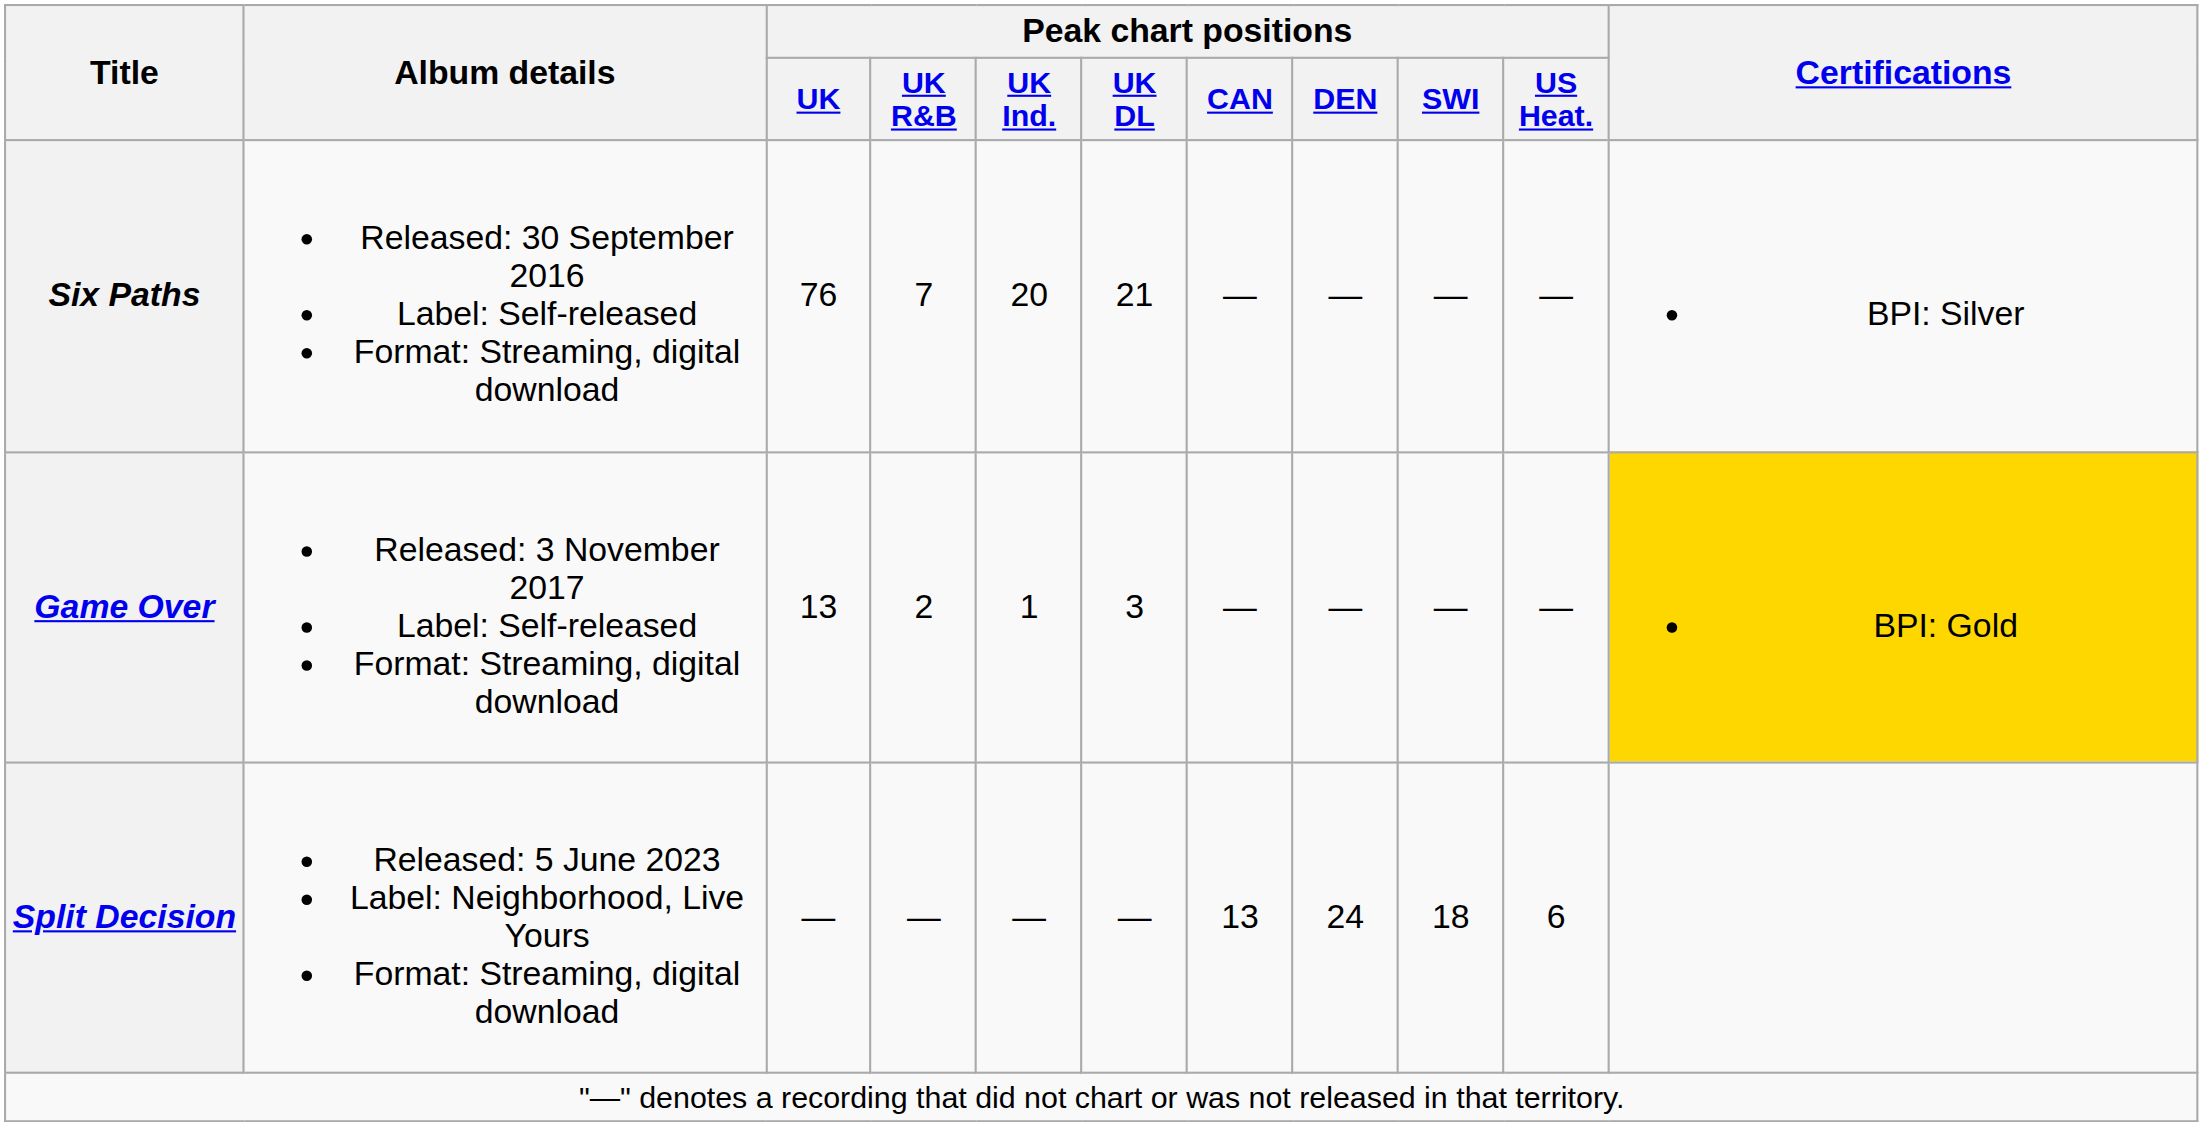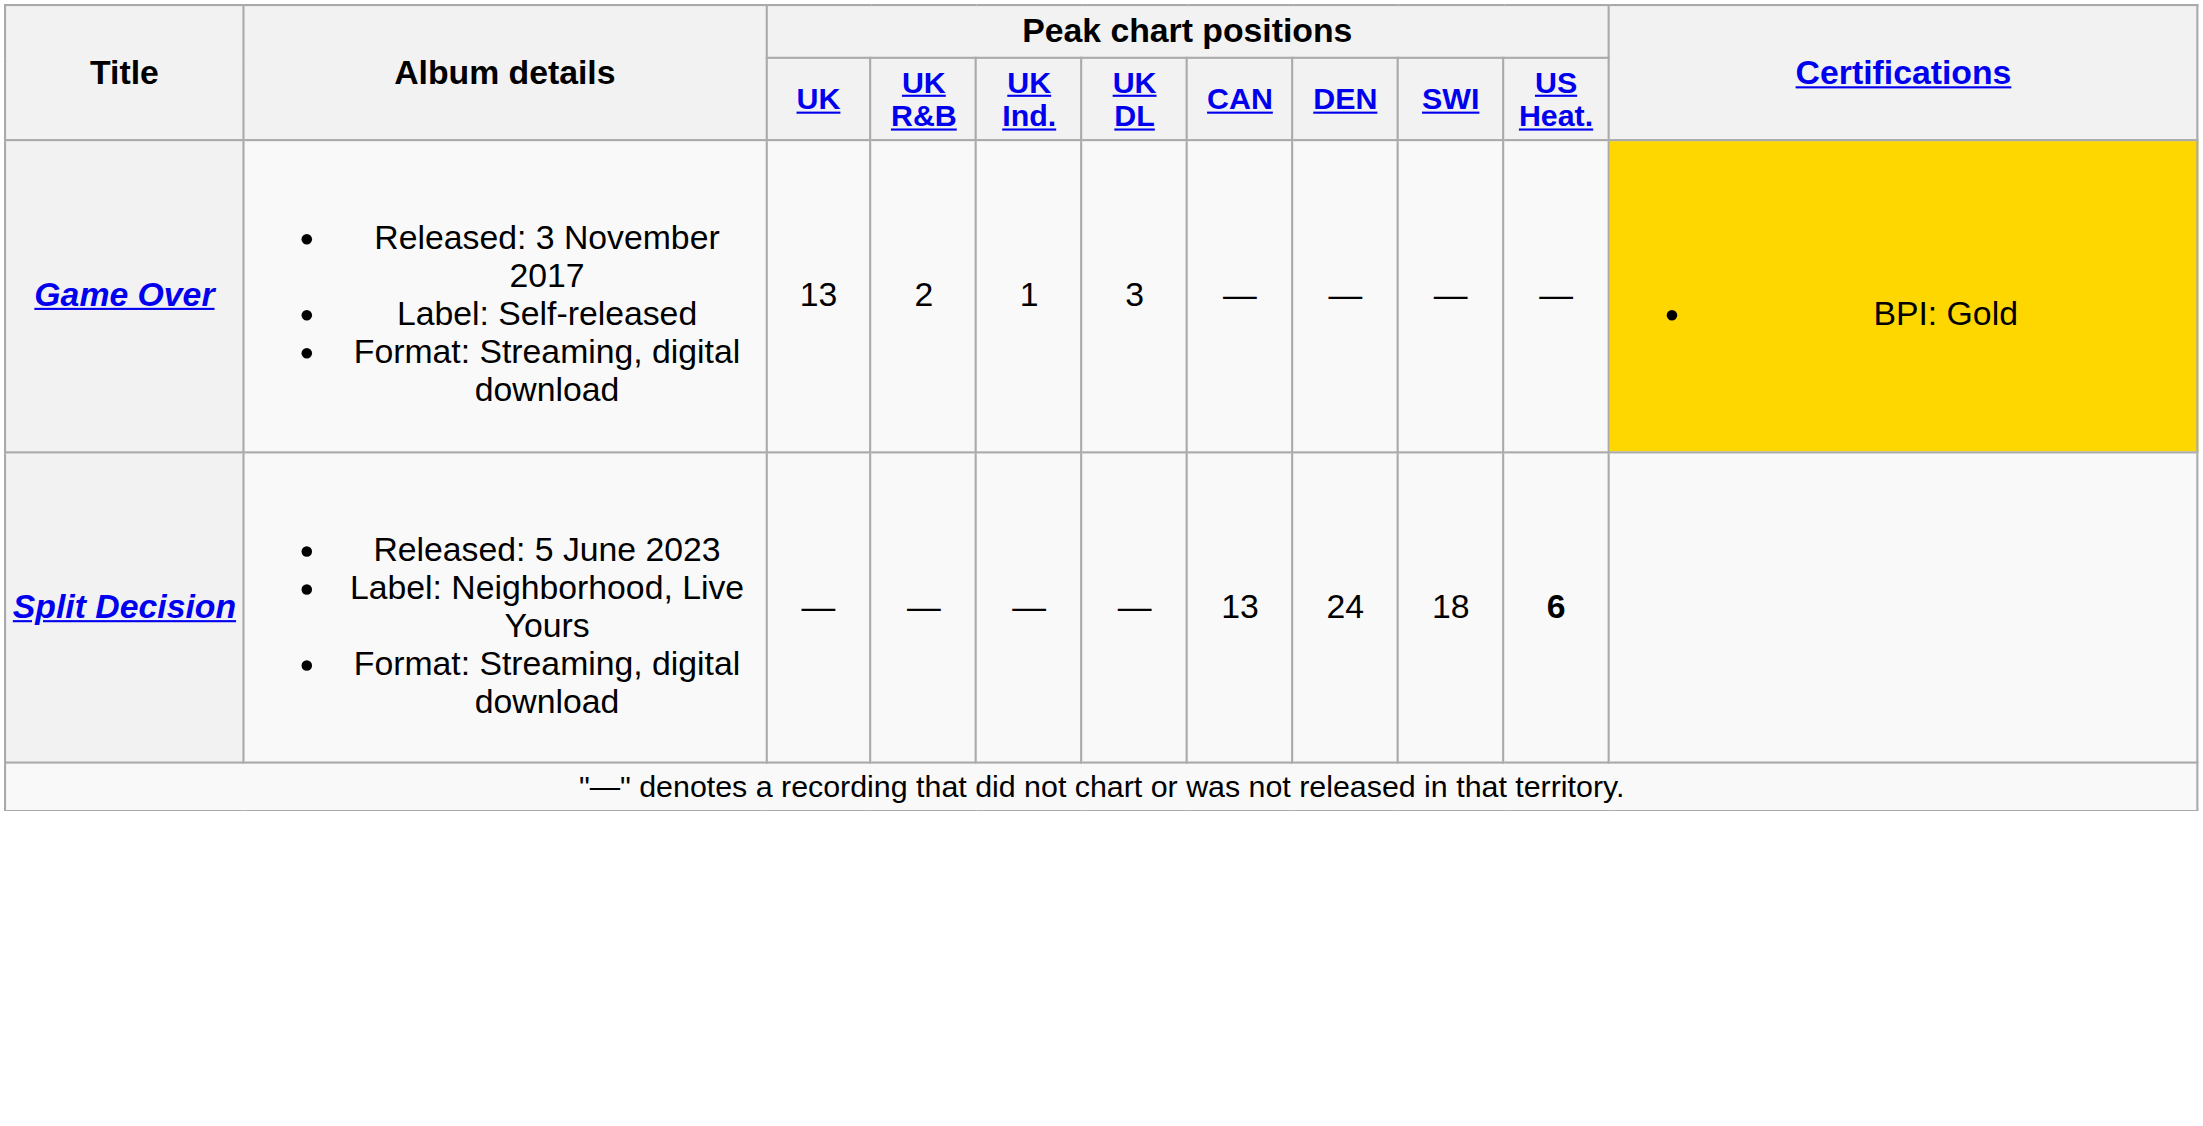- row: (124, 295)
(1556, 917) normal -> (1556, 606) bold
